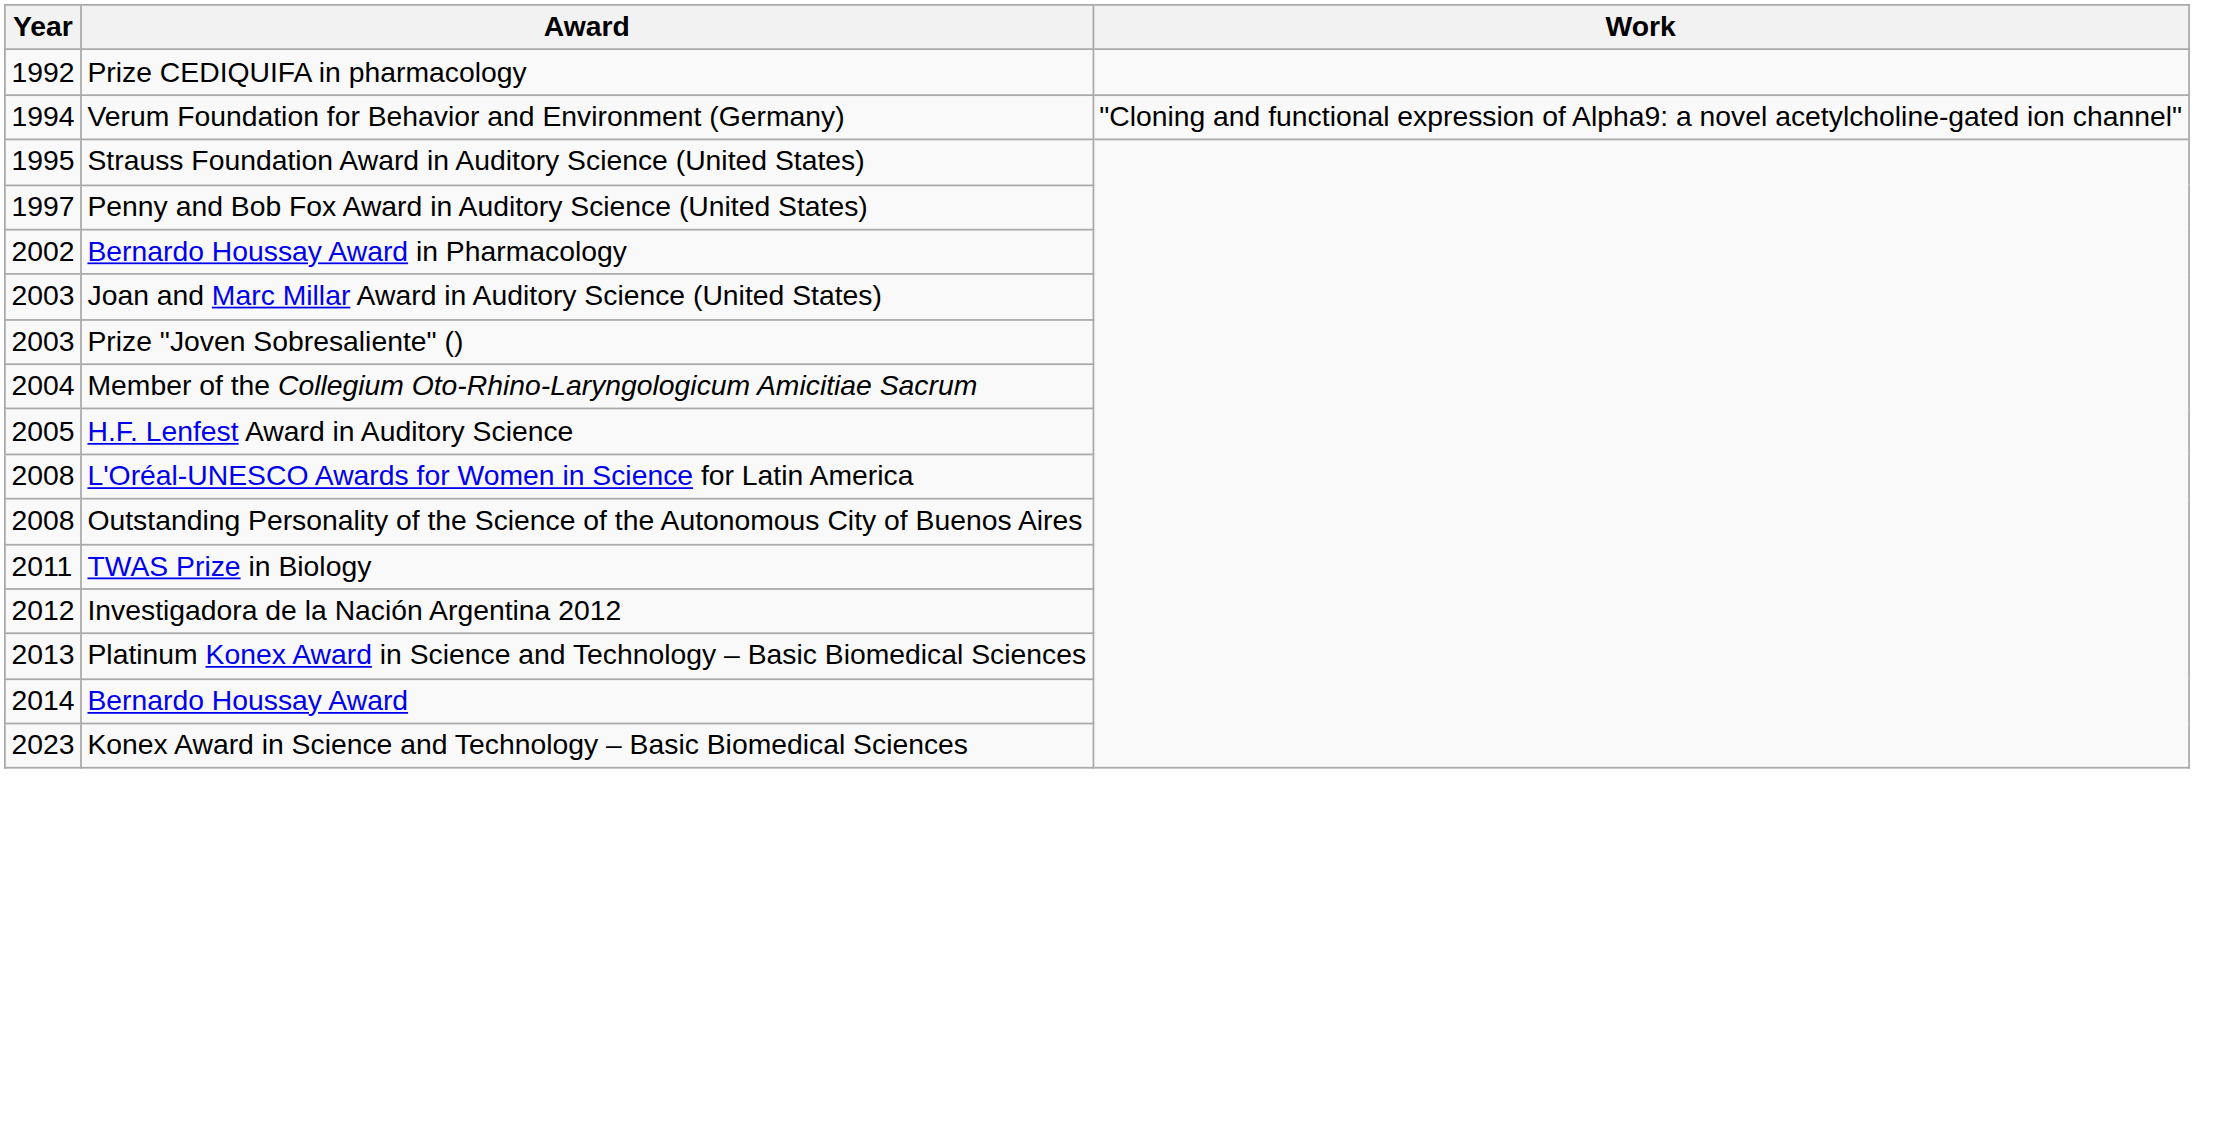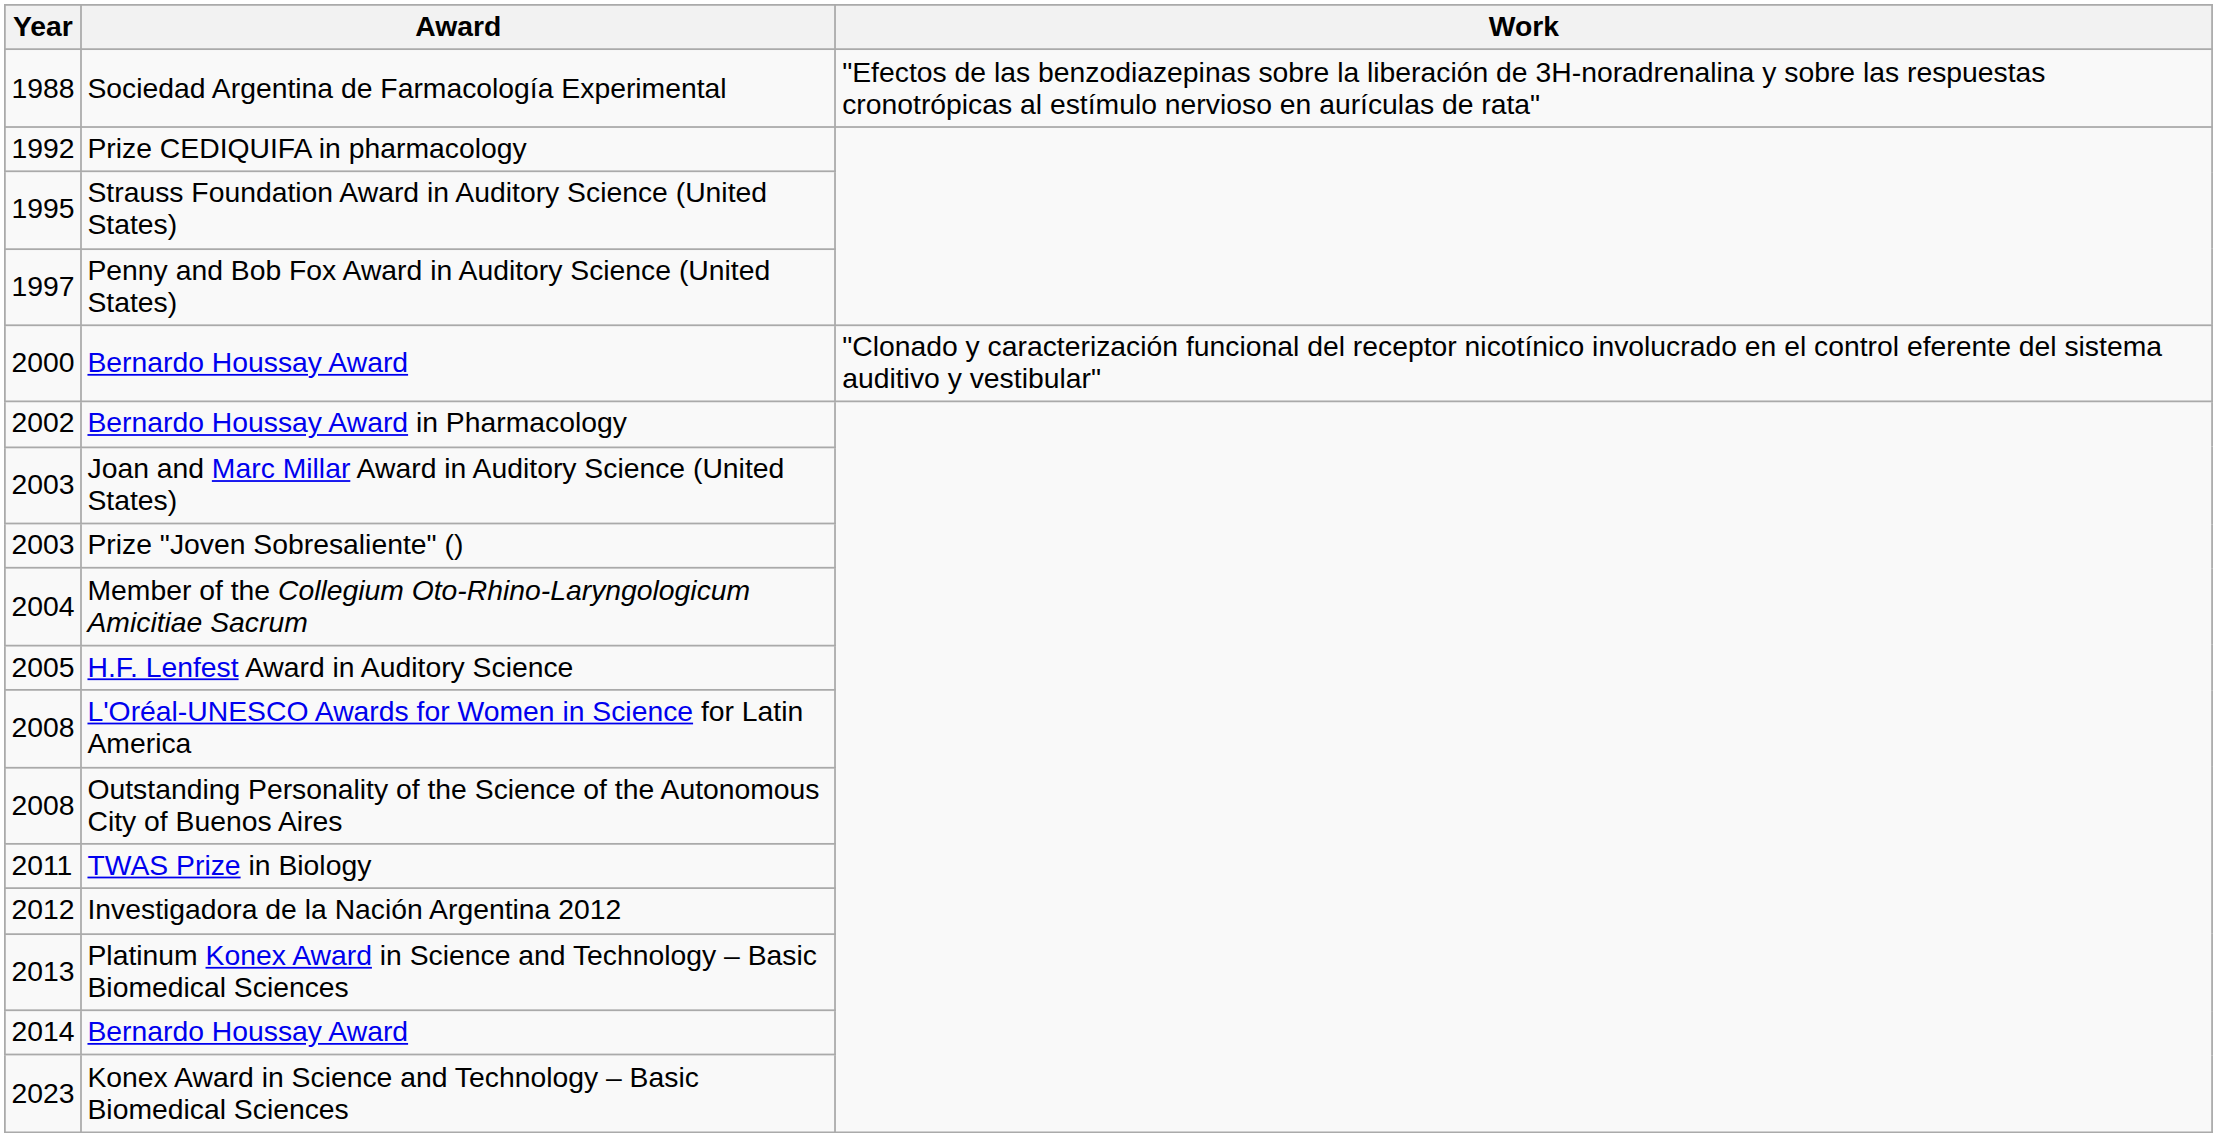+ row: (43, 87)
- row: (43, 116)
+ row: (43, 363)
